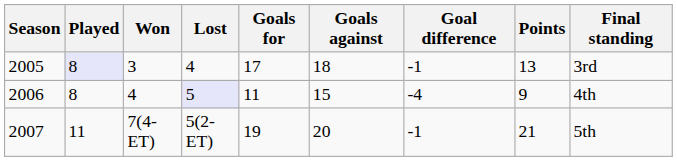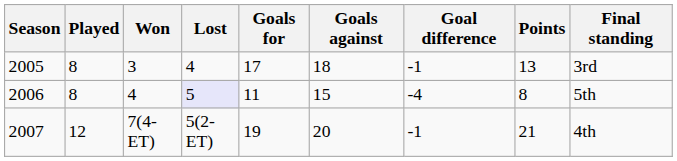(73, 66) lavender background -> (73, 66) no background
(523, 94) 9 -> (523, 94) 8
(585, 94) 4th -> (585, 94) 5th
(77, 131) 11 -> (77, 131) 12
(585, 131) 5th -> (585, 131) 4th
